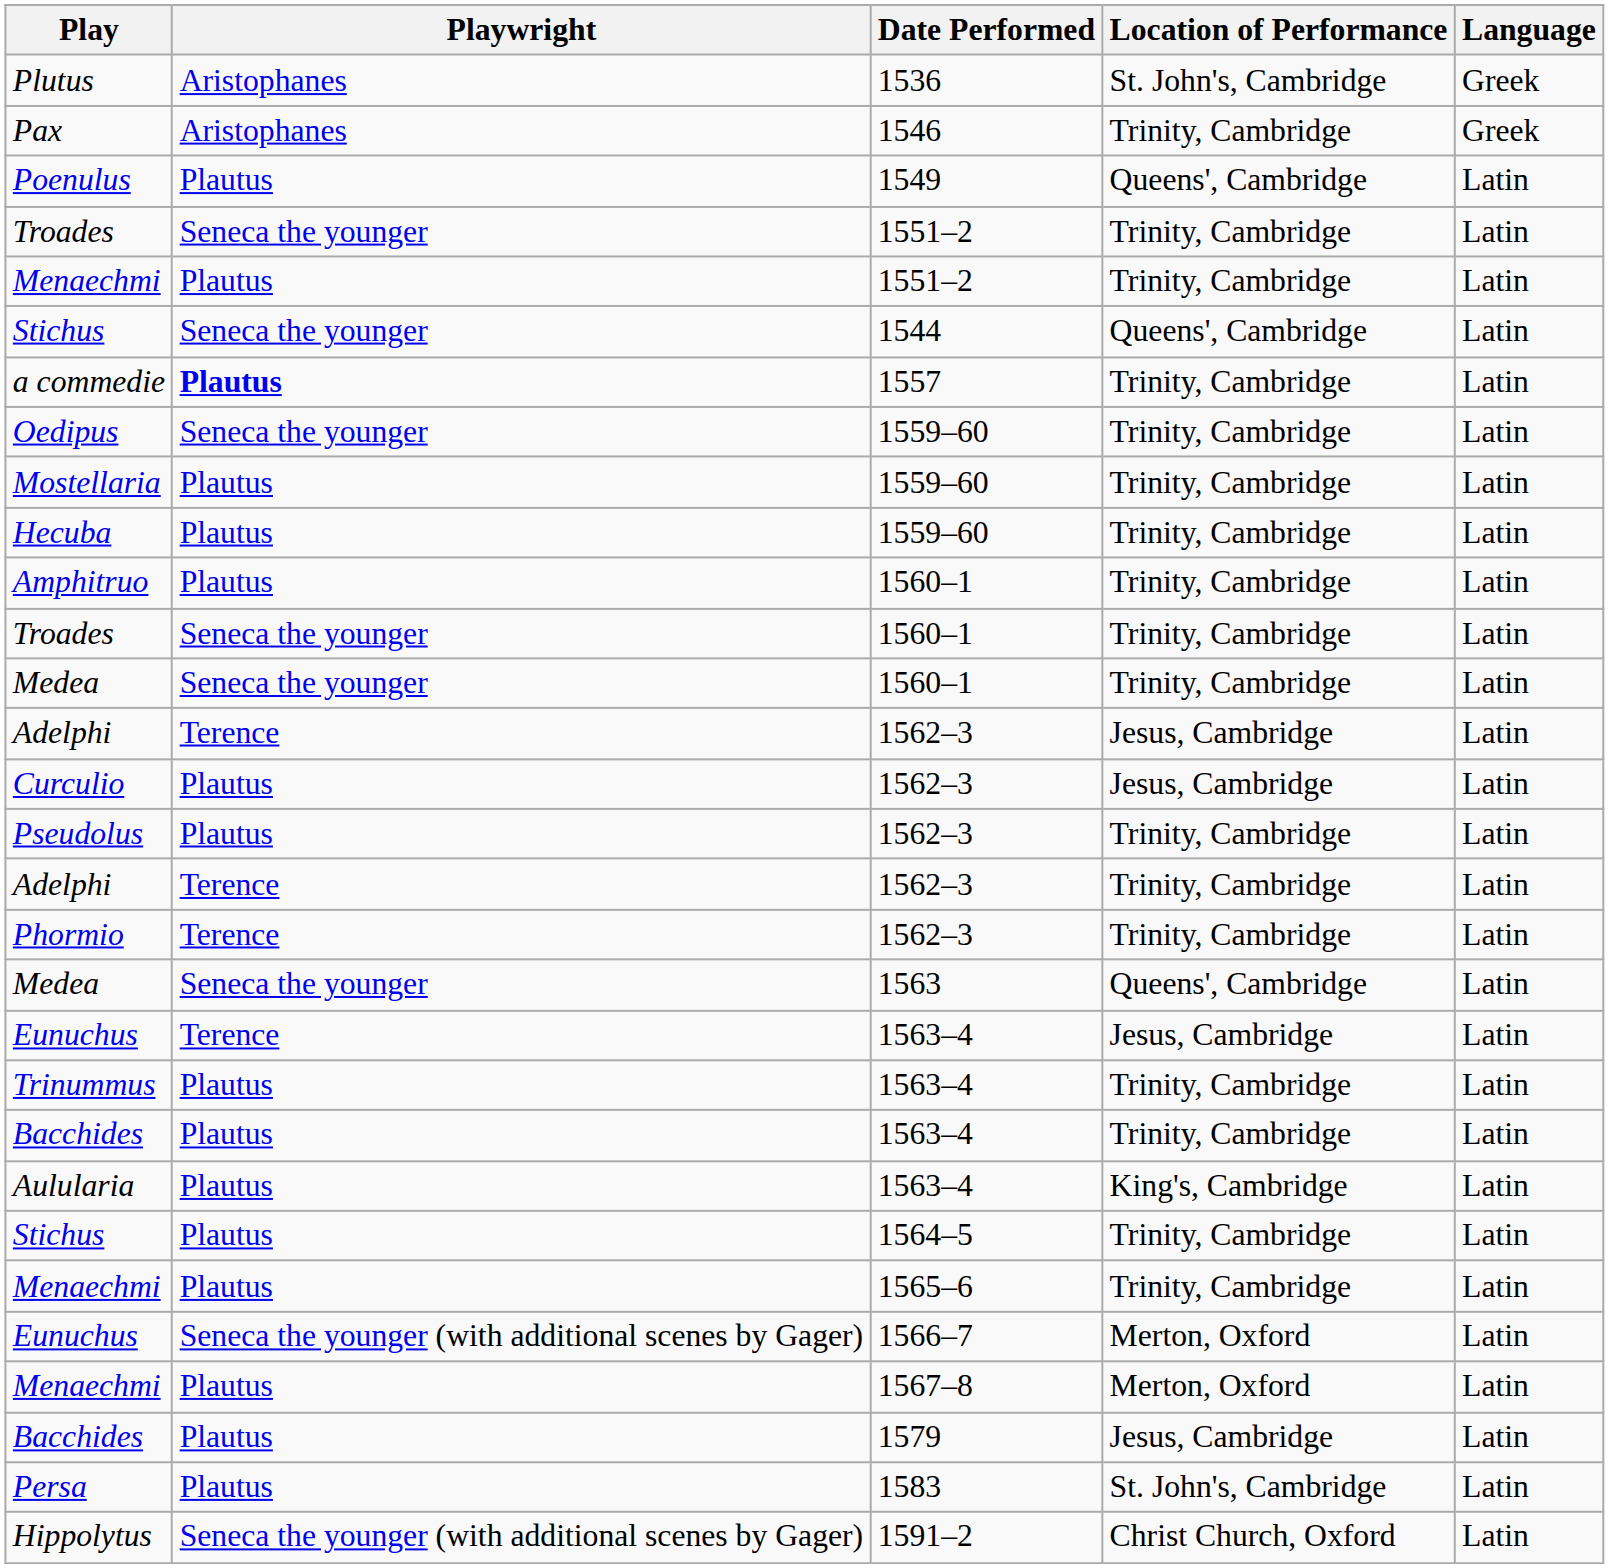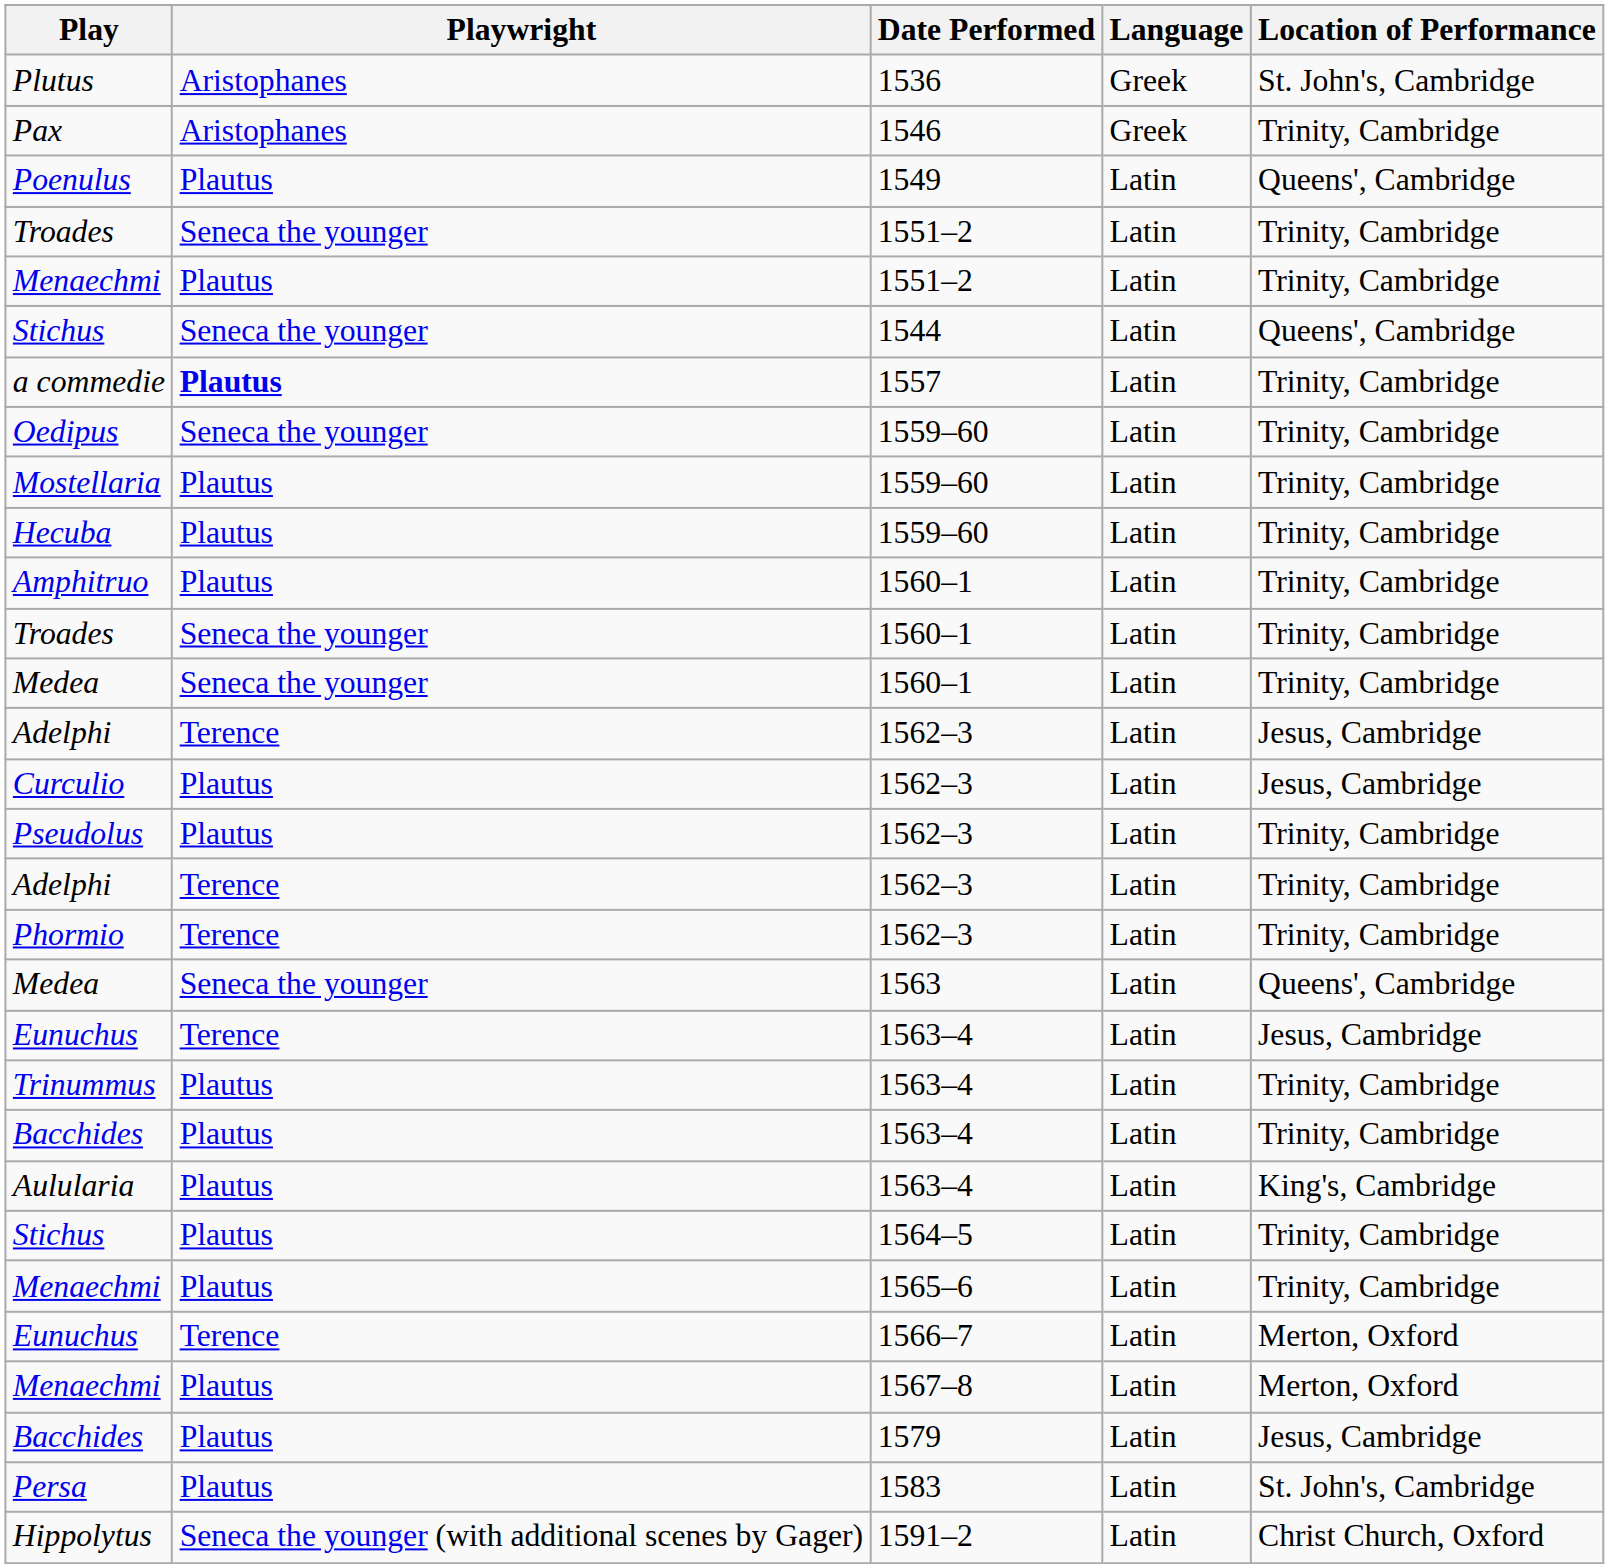columns swapped: (1279, 29) <-> (1529, 29)
(521, 1335) Seneca the younger (with additional scenes by Gager) -> (230, 1335) Terence
